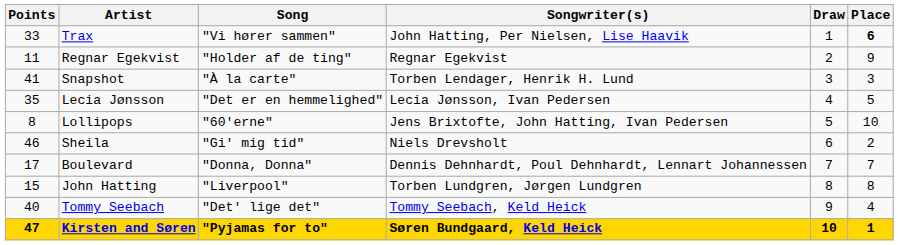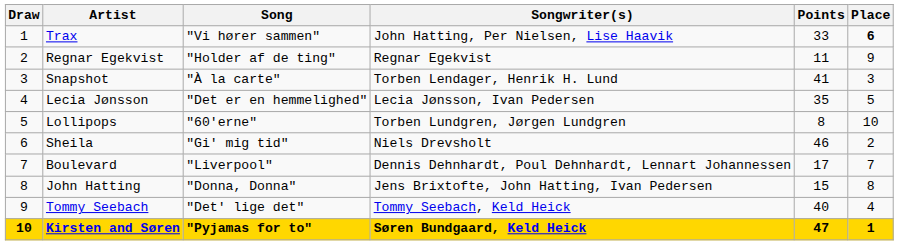columns swapped: (829, 15) <-> (32, 15)
(559, 122) Jens Brixtofte, John Hatting, Ivan Pedersen -> (500, 122) Torben Lundgren, Jørgen Lundgren
(257, 165) "Donna, Donna" -> (230, 165) "Liverpool"
(245, 186) "Liverpool" -> (241, 186) "Donna, Donna"
(515, 186) Torben Lundgren, Jørgen Lundgren -> (543, 186) Jens Brixtofte, John Hatting, Ivan Pedersen
